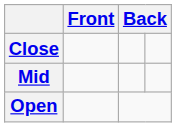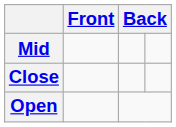rows swapped: (34, 48) <-> (34, 77)
